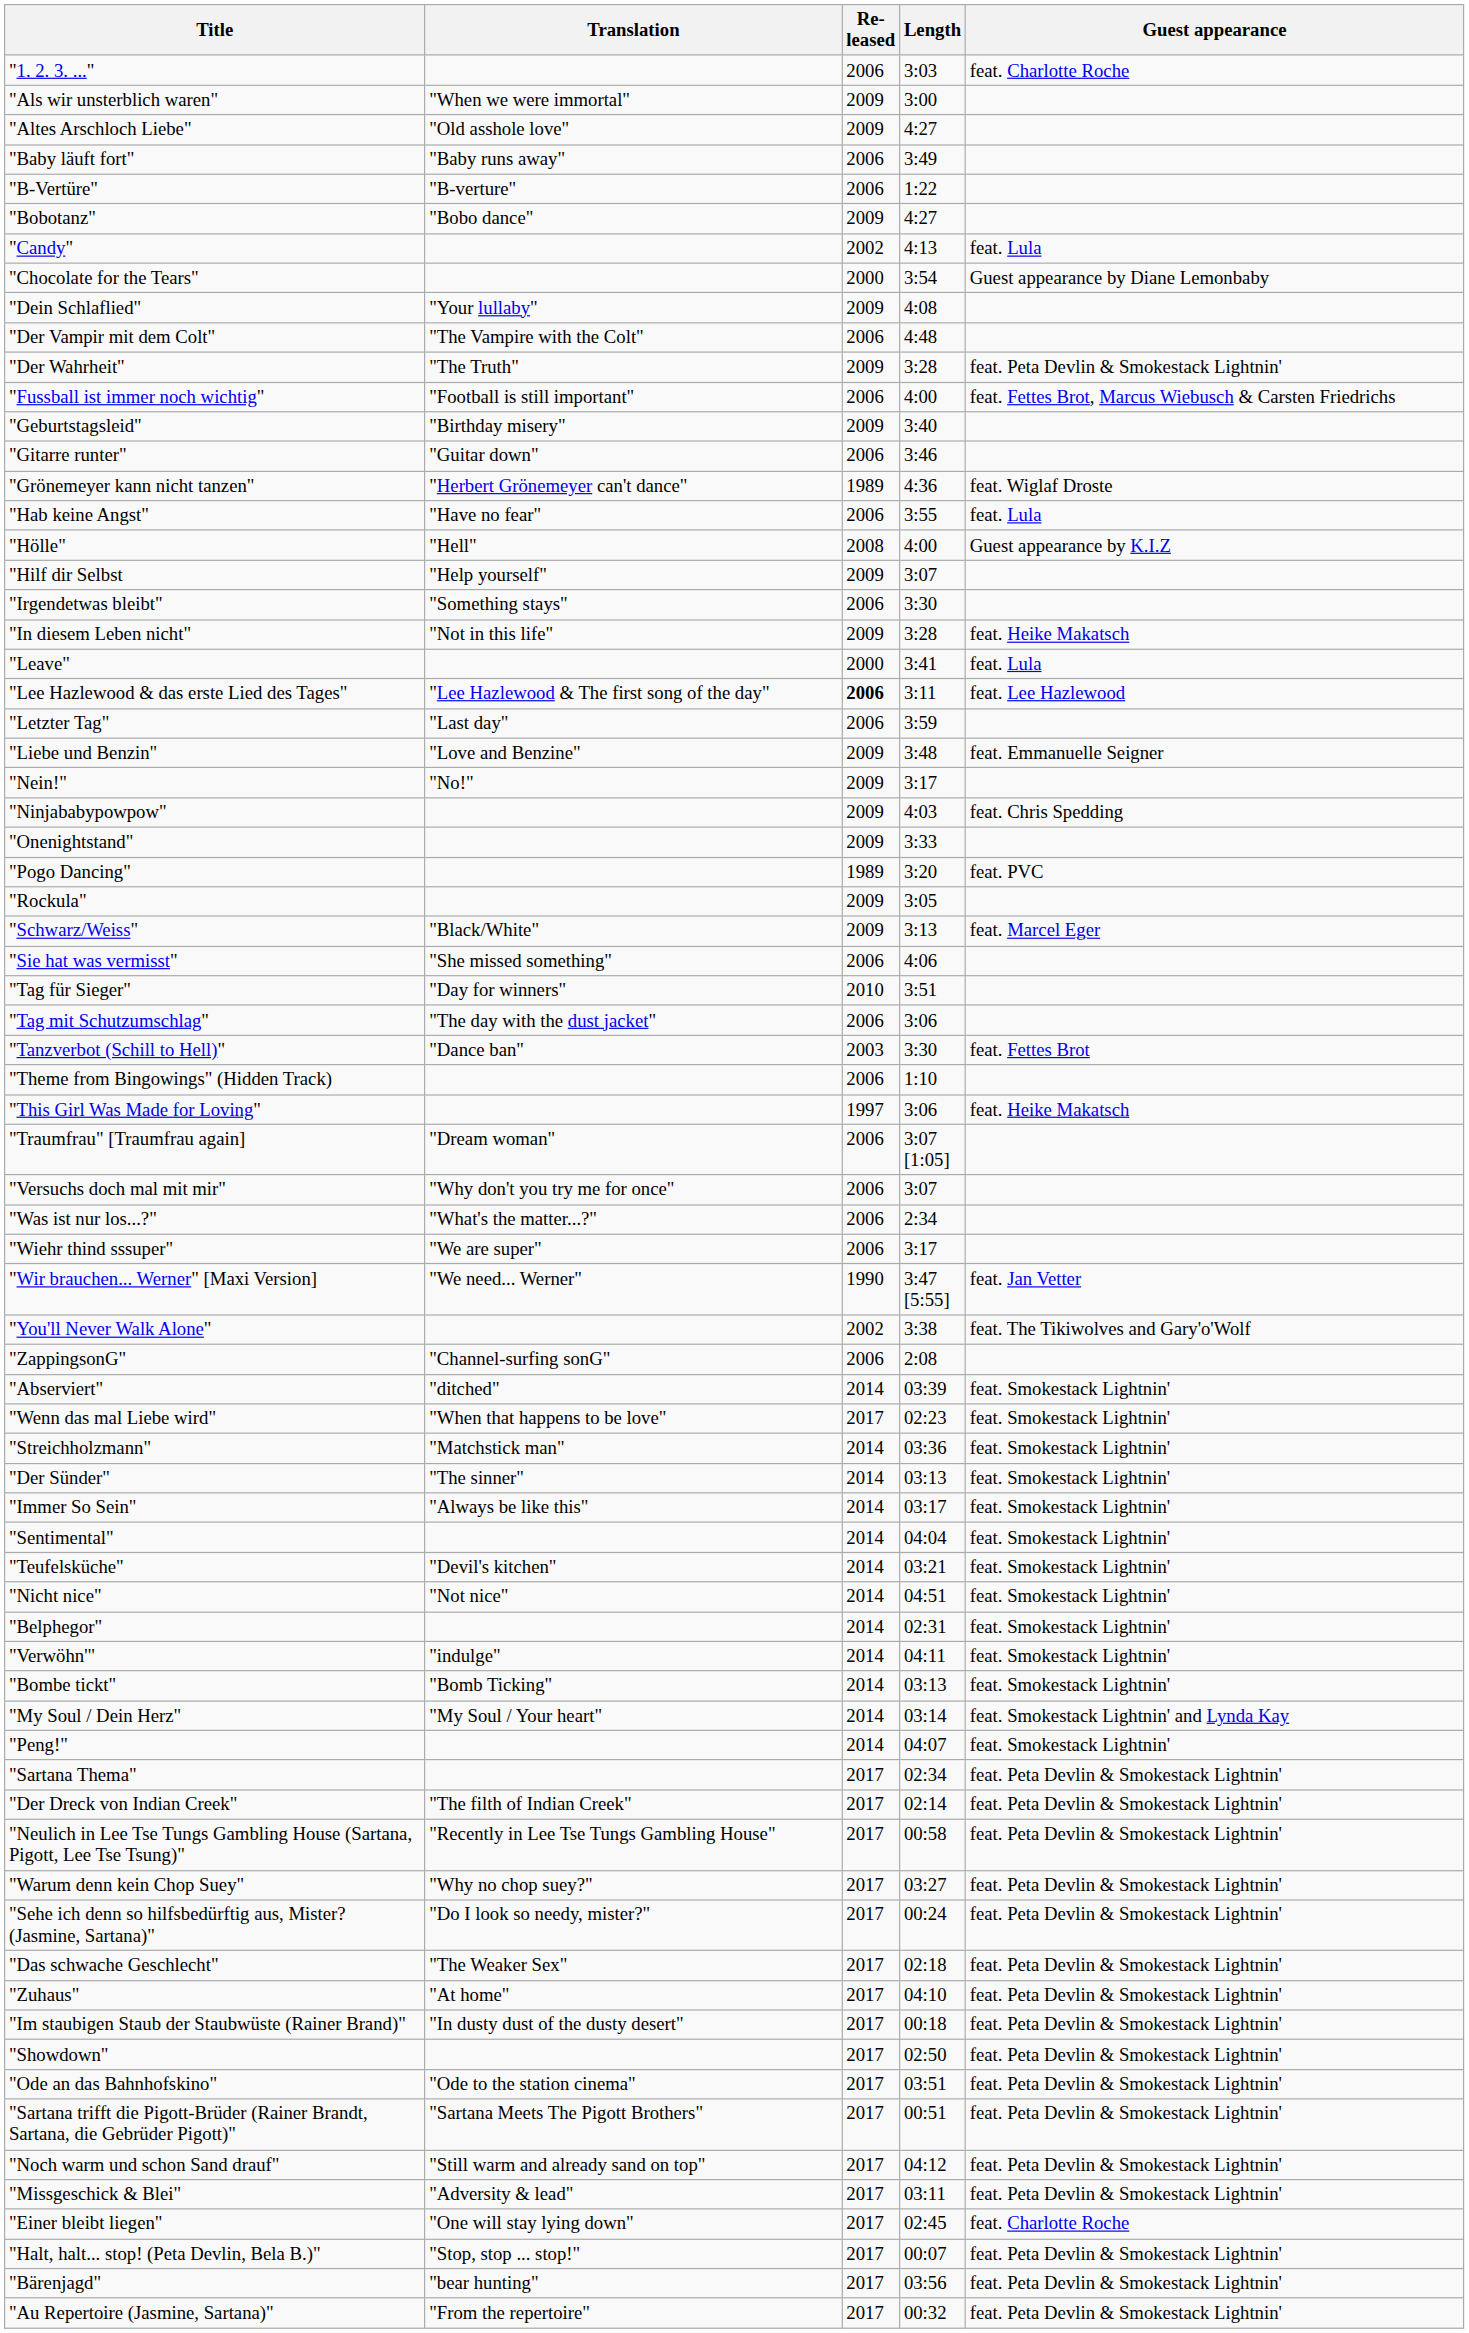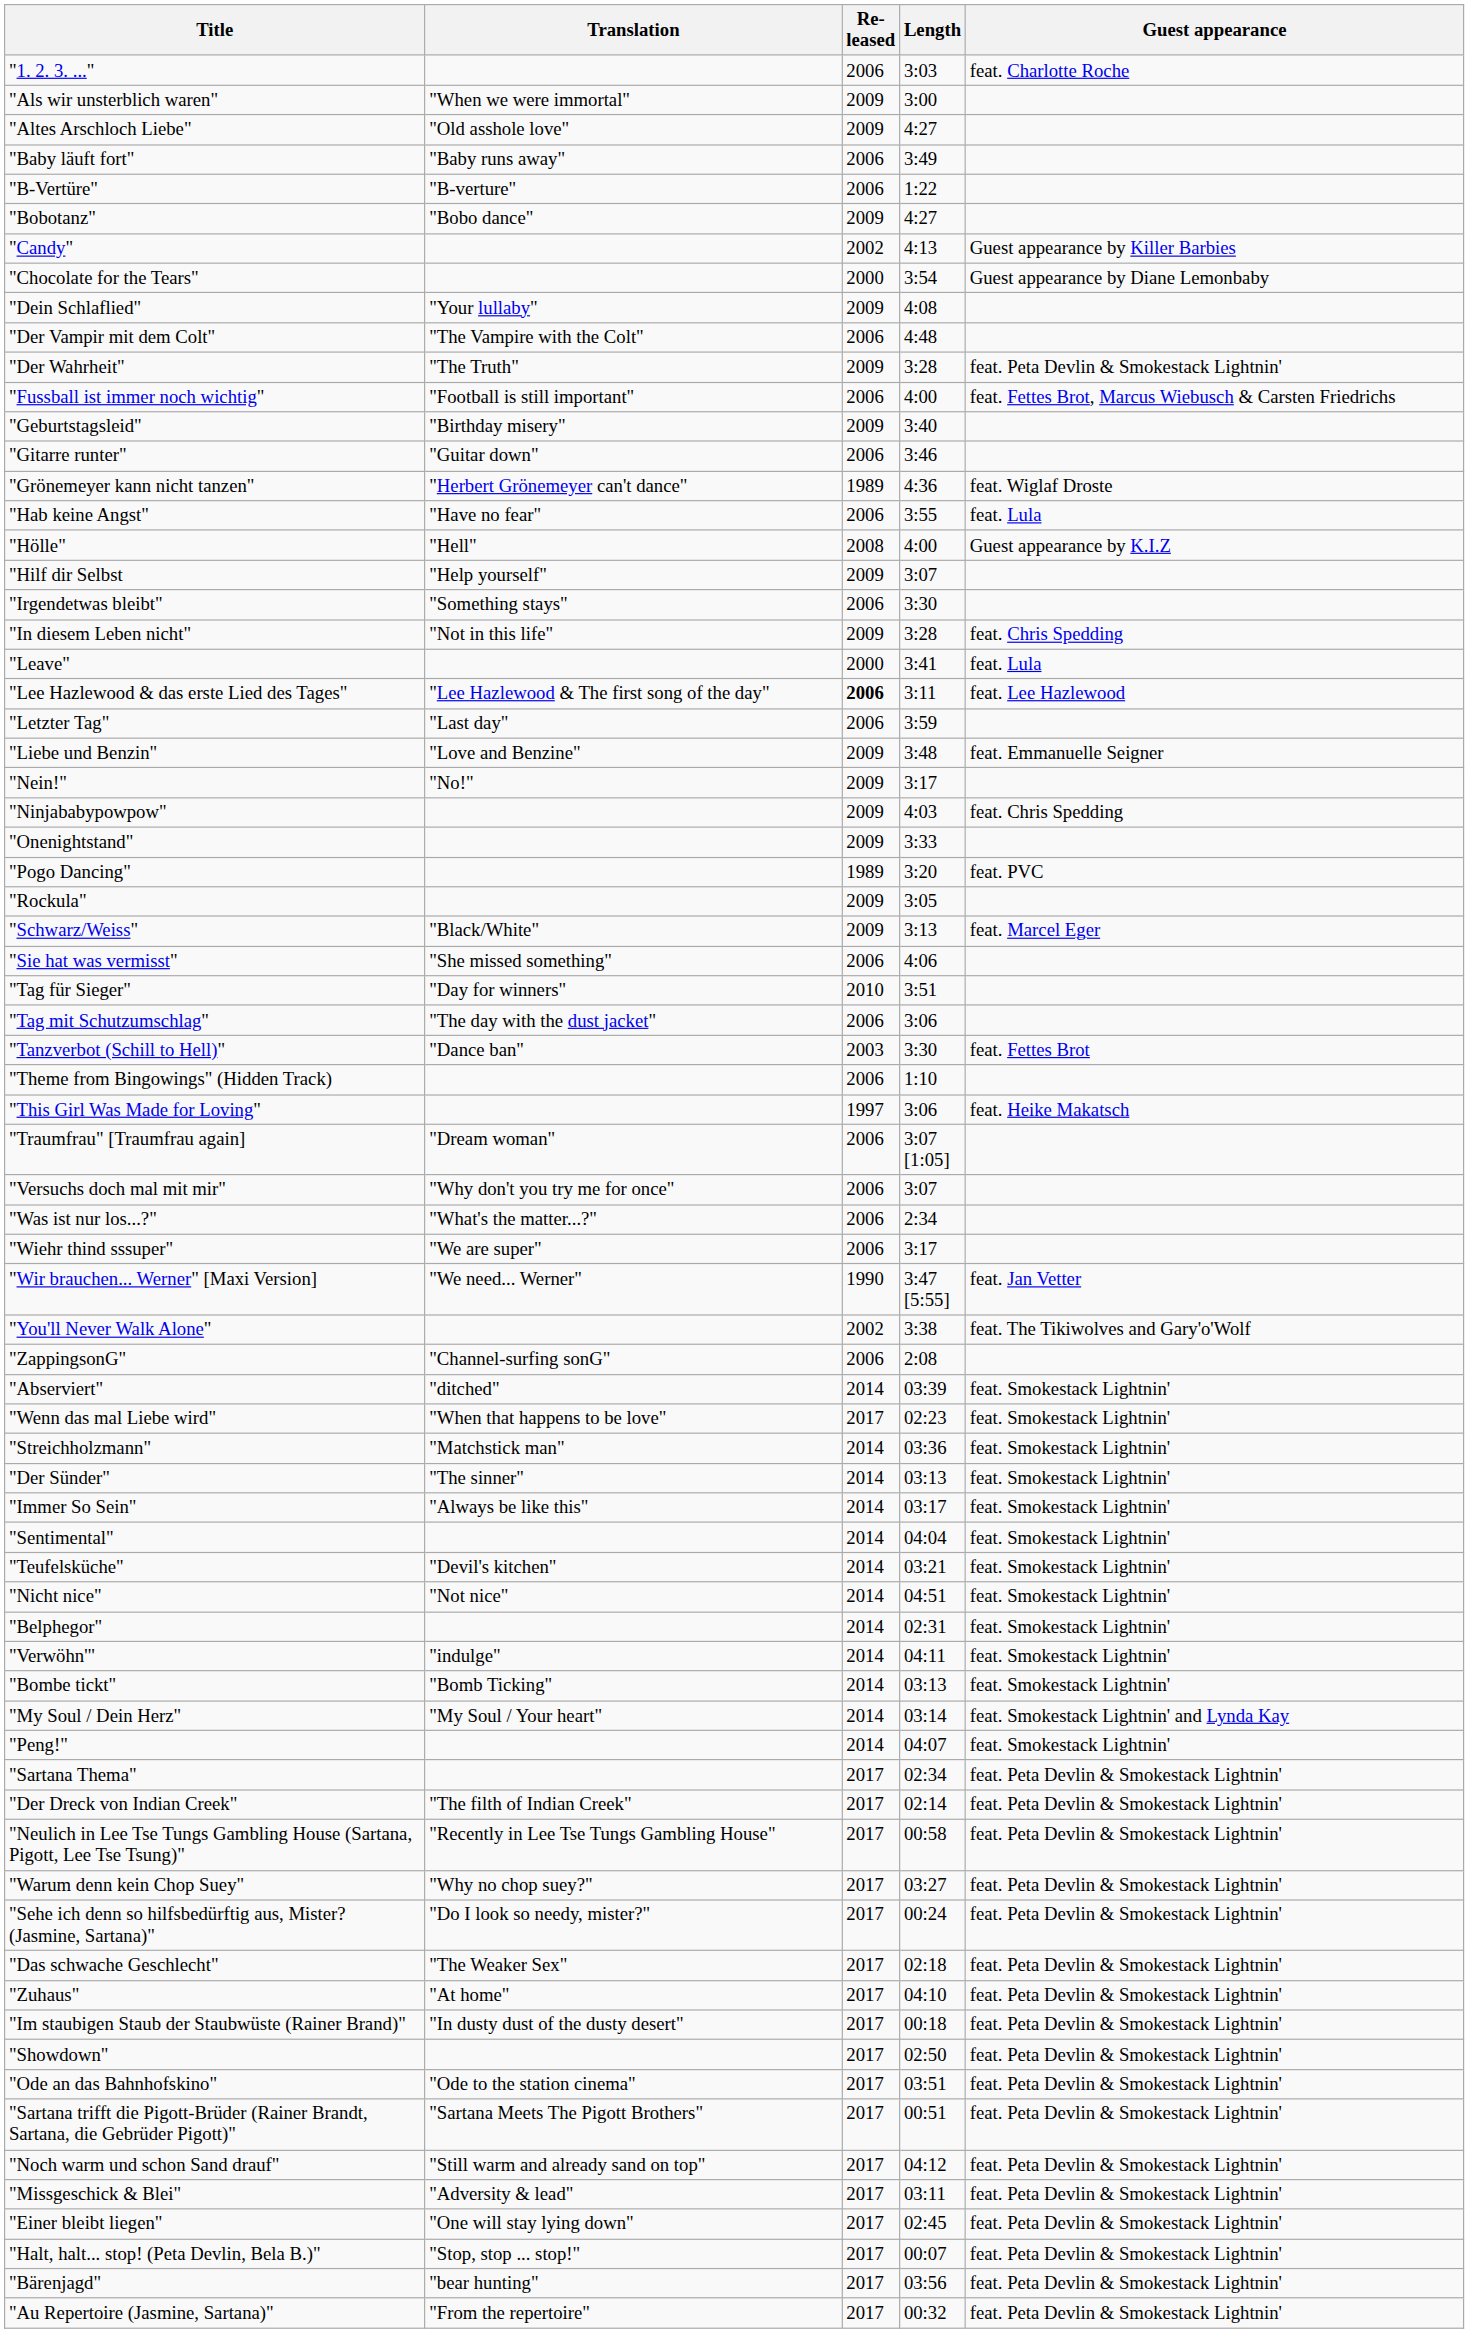(1006, 248) feat. Lula -> (1103, 248) Guest appearance by Killer Barbies
(1050, 634) feat. Heike Makatsch -> (1046, 634) feat. Chris Spedding
(1050, 2223) feat. Charlotte Roche -> (1126, 2223) feat. Peta Devlin & Smokestack Lightnin'
